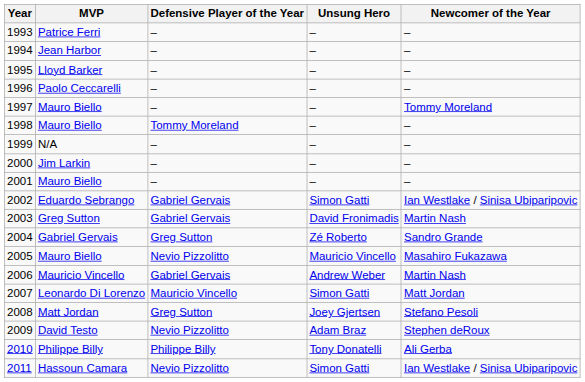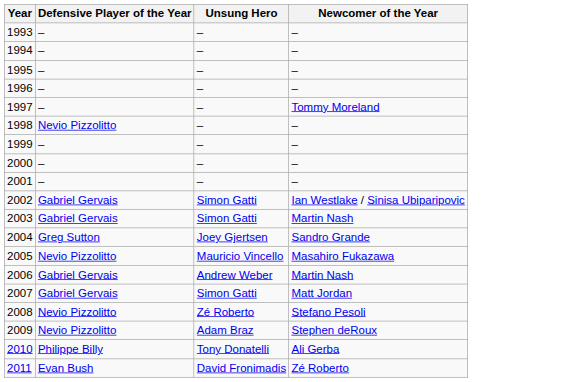- column: (92, 13)
(194, 125) Tommy Moreland -> (77, 125) Nevio Pizzolitto
(354, 218) David Fronimadis -> (227, 218) Simon Gatti
(338, 237) Zé Roberto -> (232, 237) Joey Gjertsen
(194, 292) Mauricio Vincello -> (78, 292) Gabriel Gervais
(181, 311) Greg Sutton -> (77, 311) Nevio Pizzolitto
(345, 311) Joey Gjertsen -> (226, 311) Zé Roberto
(190, 367) Nevio Pizzolitto -> (66, 367) Evan Bush
(339, 367) Simon Gatti -> (241, 367) David Fronimadis
(491, 367) Ian Westlake / Sinisa Ubiparipovic -> (320, 367) Zé Roberto
